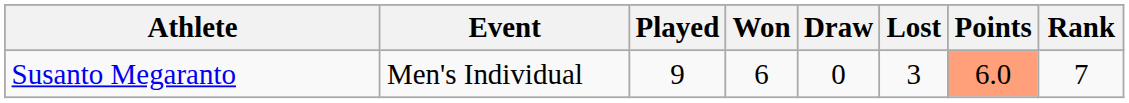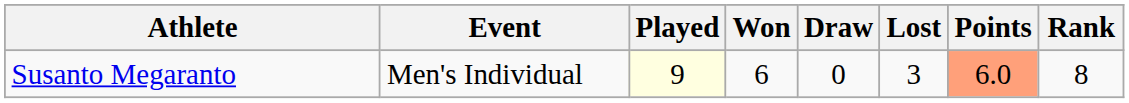(677, 73) no background -> (677, 73) lightyellow background
(1081, 73) 7 -> (1081, 73) 8
